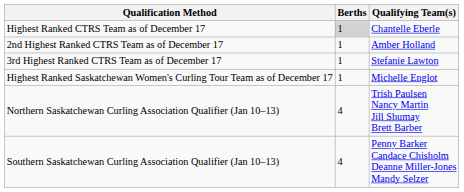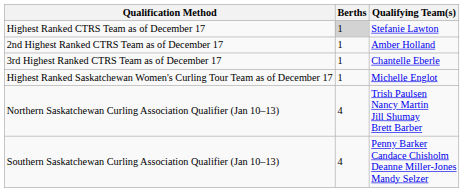(405, 28) Chantelle Eberle -> (405, 28) Stefanie Lawton
(405, 61) Stefanie Lawton -> (405, 61) Chantelle Eberle
